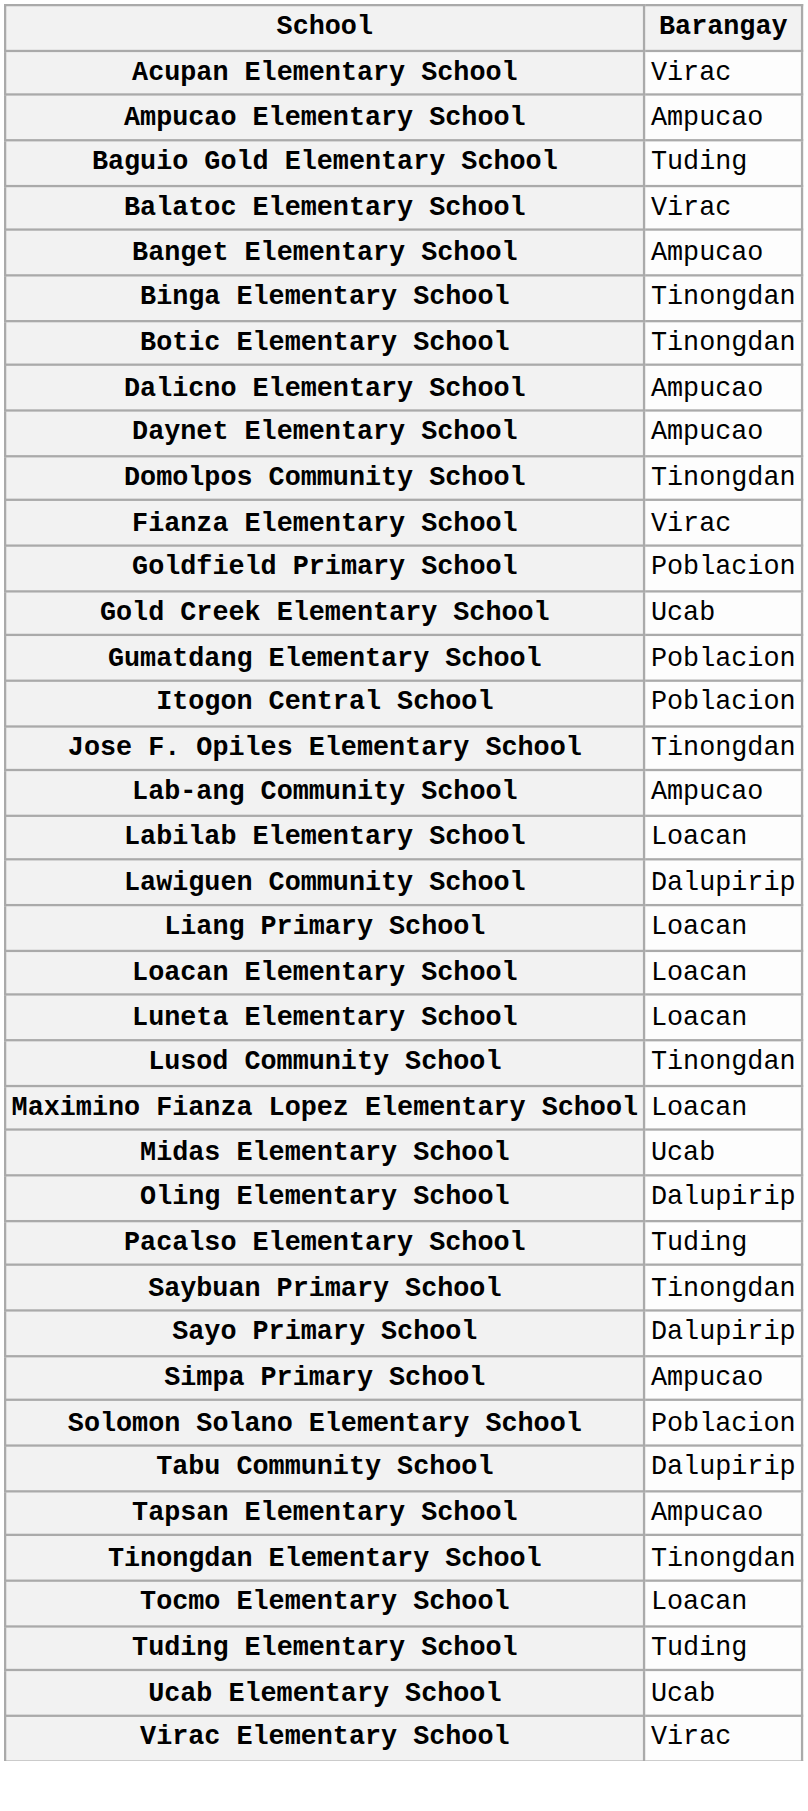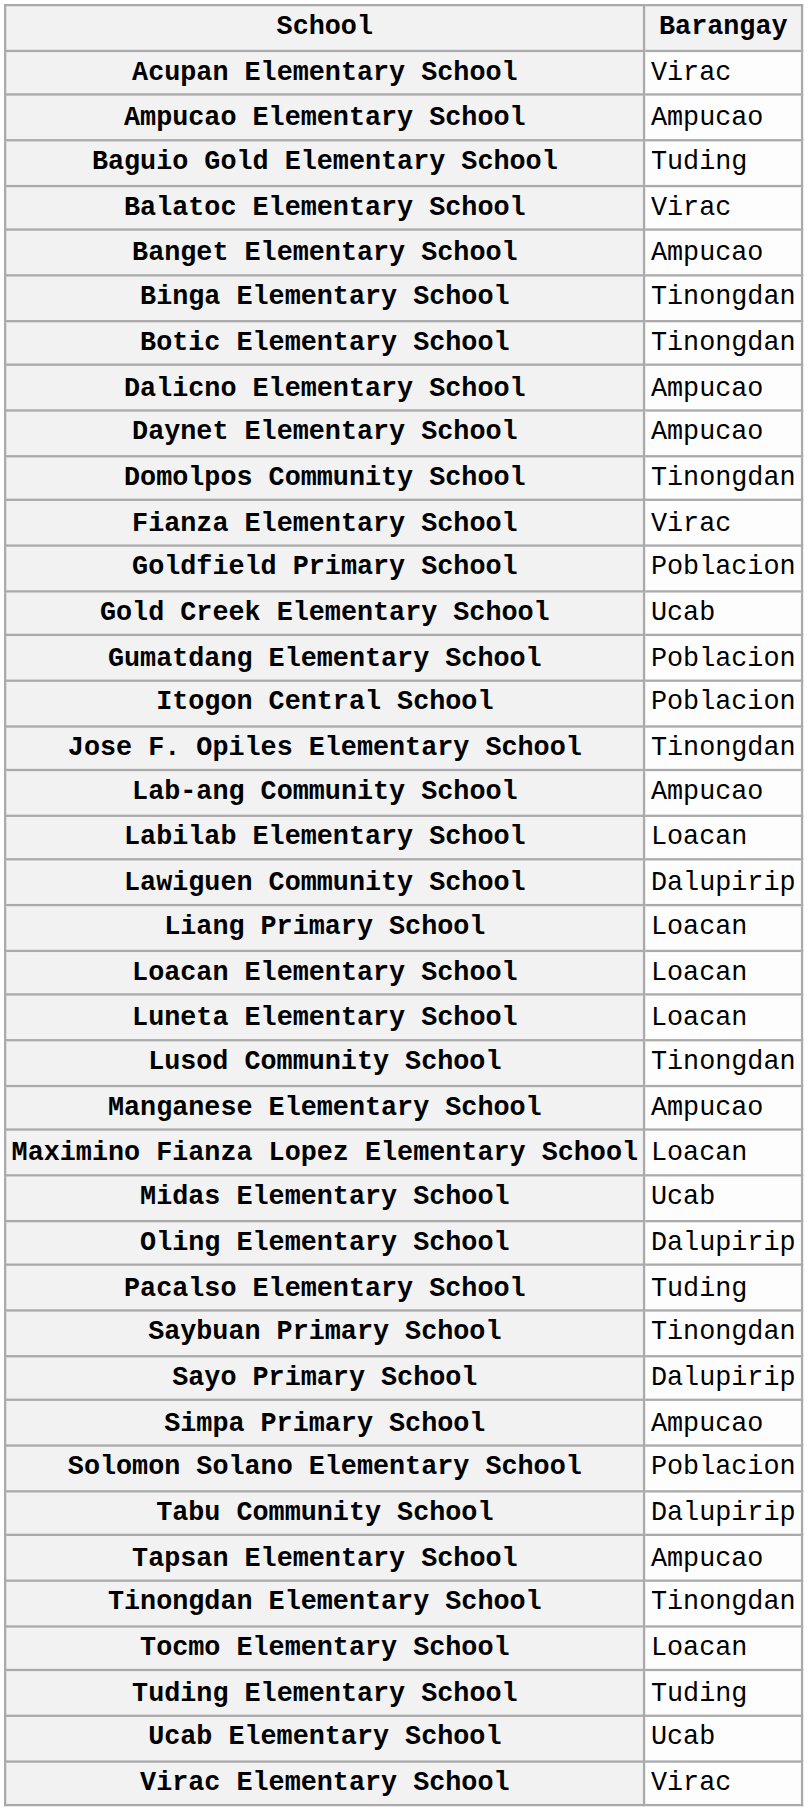+ row: (325, 1108)
